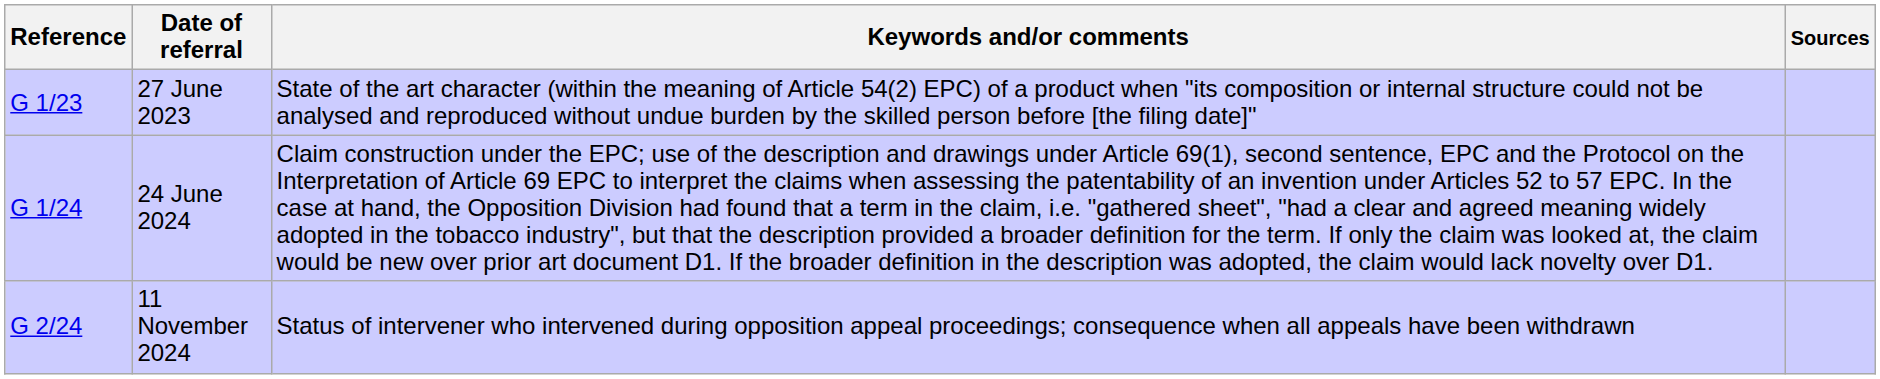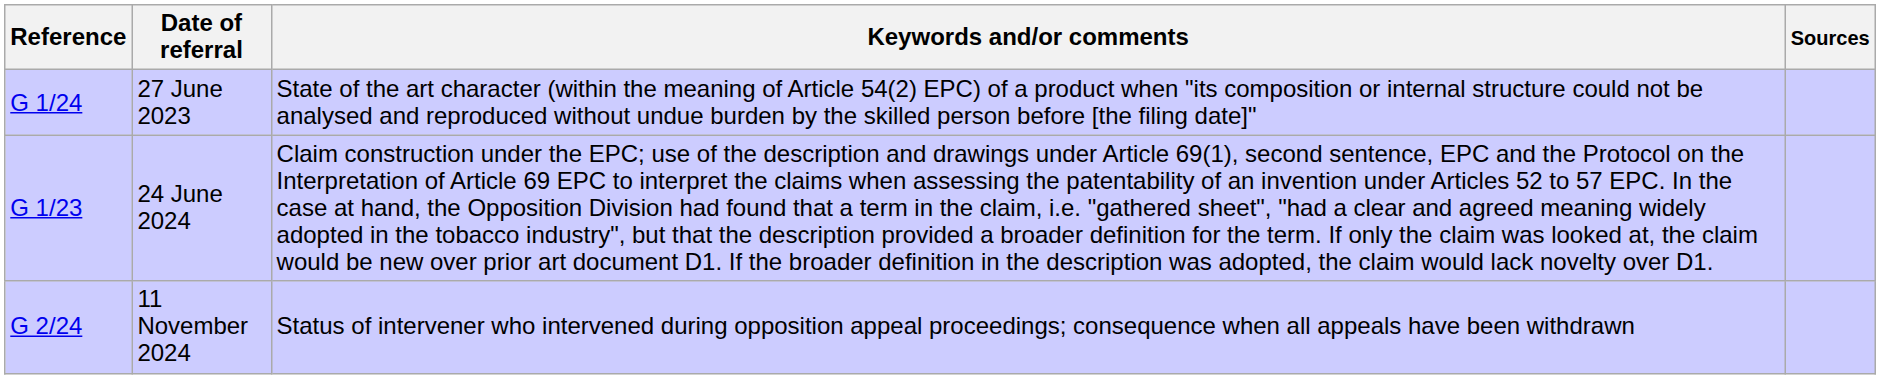(46, 102) G 1/23 -> (46, 102) G 1/24
(46, 207) G 1/24 -> (46, 207) G 1/23
